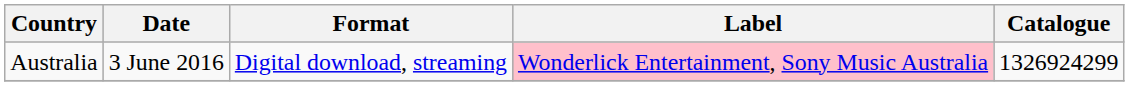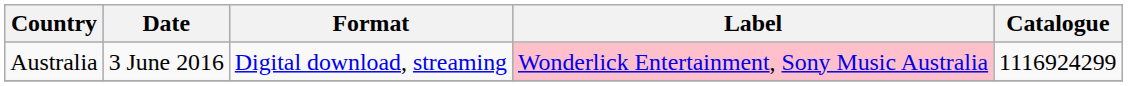(1059, 61) 1326924299 -> (1058, 61) 1116924299
